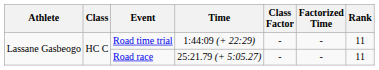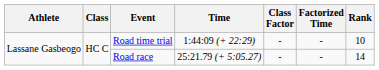(360, 41) 11 -> (360, 41) 10
(360, 57) 11 -> (360, 57) 14
